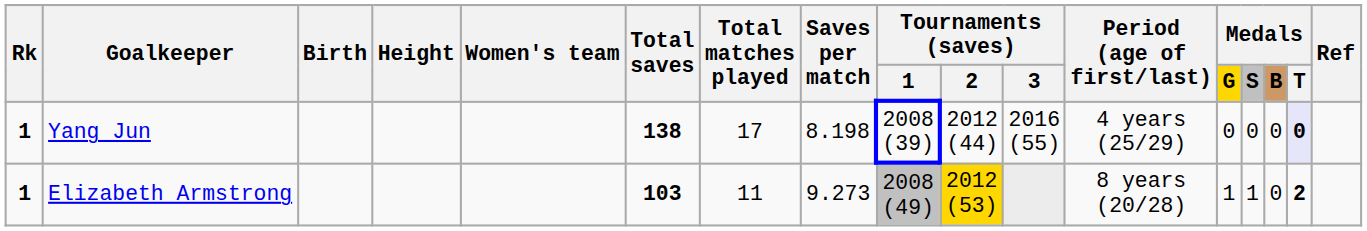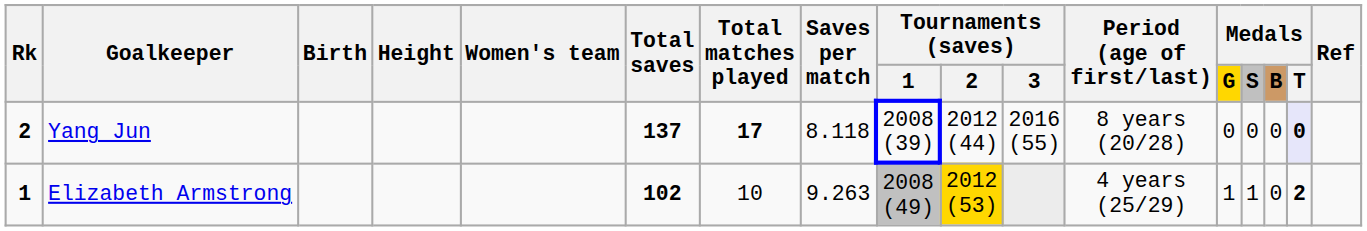(25, 133) 1 -> (25, 133) 2
(662, 133) 138 -> (662, 133) 137
(750, 133) normal -> (750, 133) bold
(838, 133) 8.198 -> (838, 133) 8.118
(1141, 133) 4 years (25/29) -> (1141, 133) 8 years (20/28)
(662, 195) 103 -> (662, 195) 102
(750, 195) 11 -> (750, 195) 10
(838, 195) 9.273 -> (838, 195) 9.263
(1141, 195) 8 years (20/28) -> (1141, 195) 4 years (25/29)
